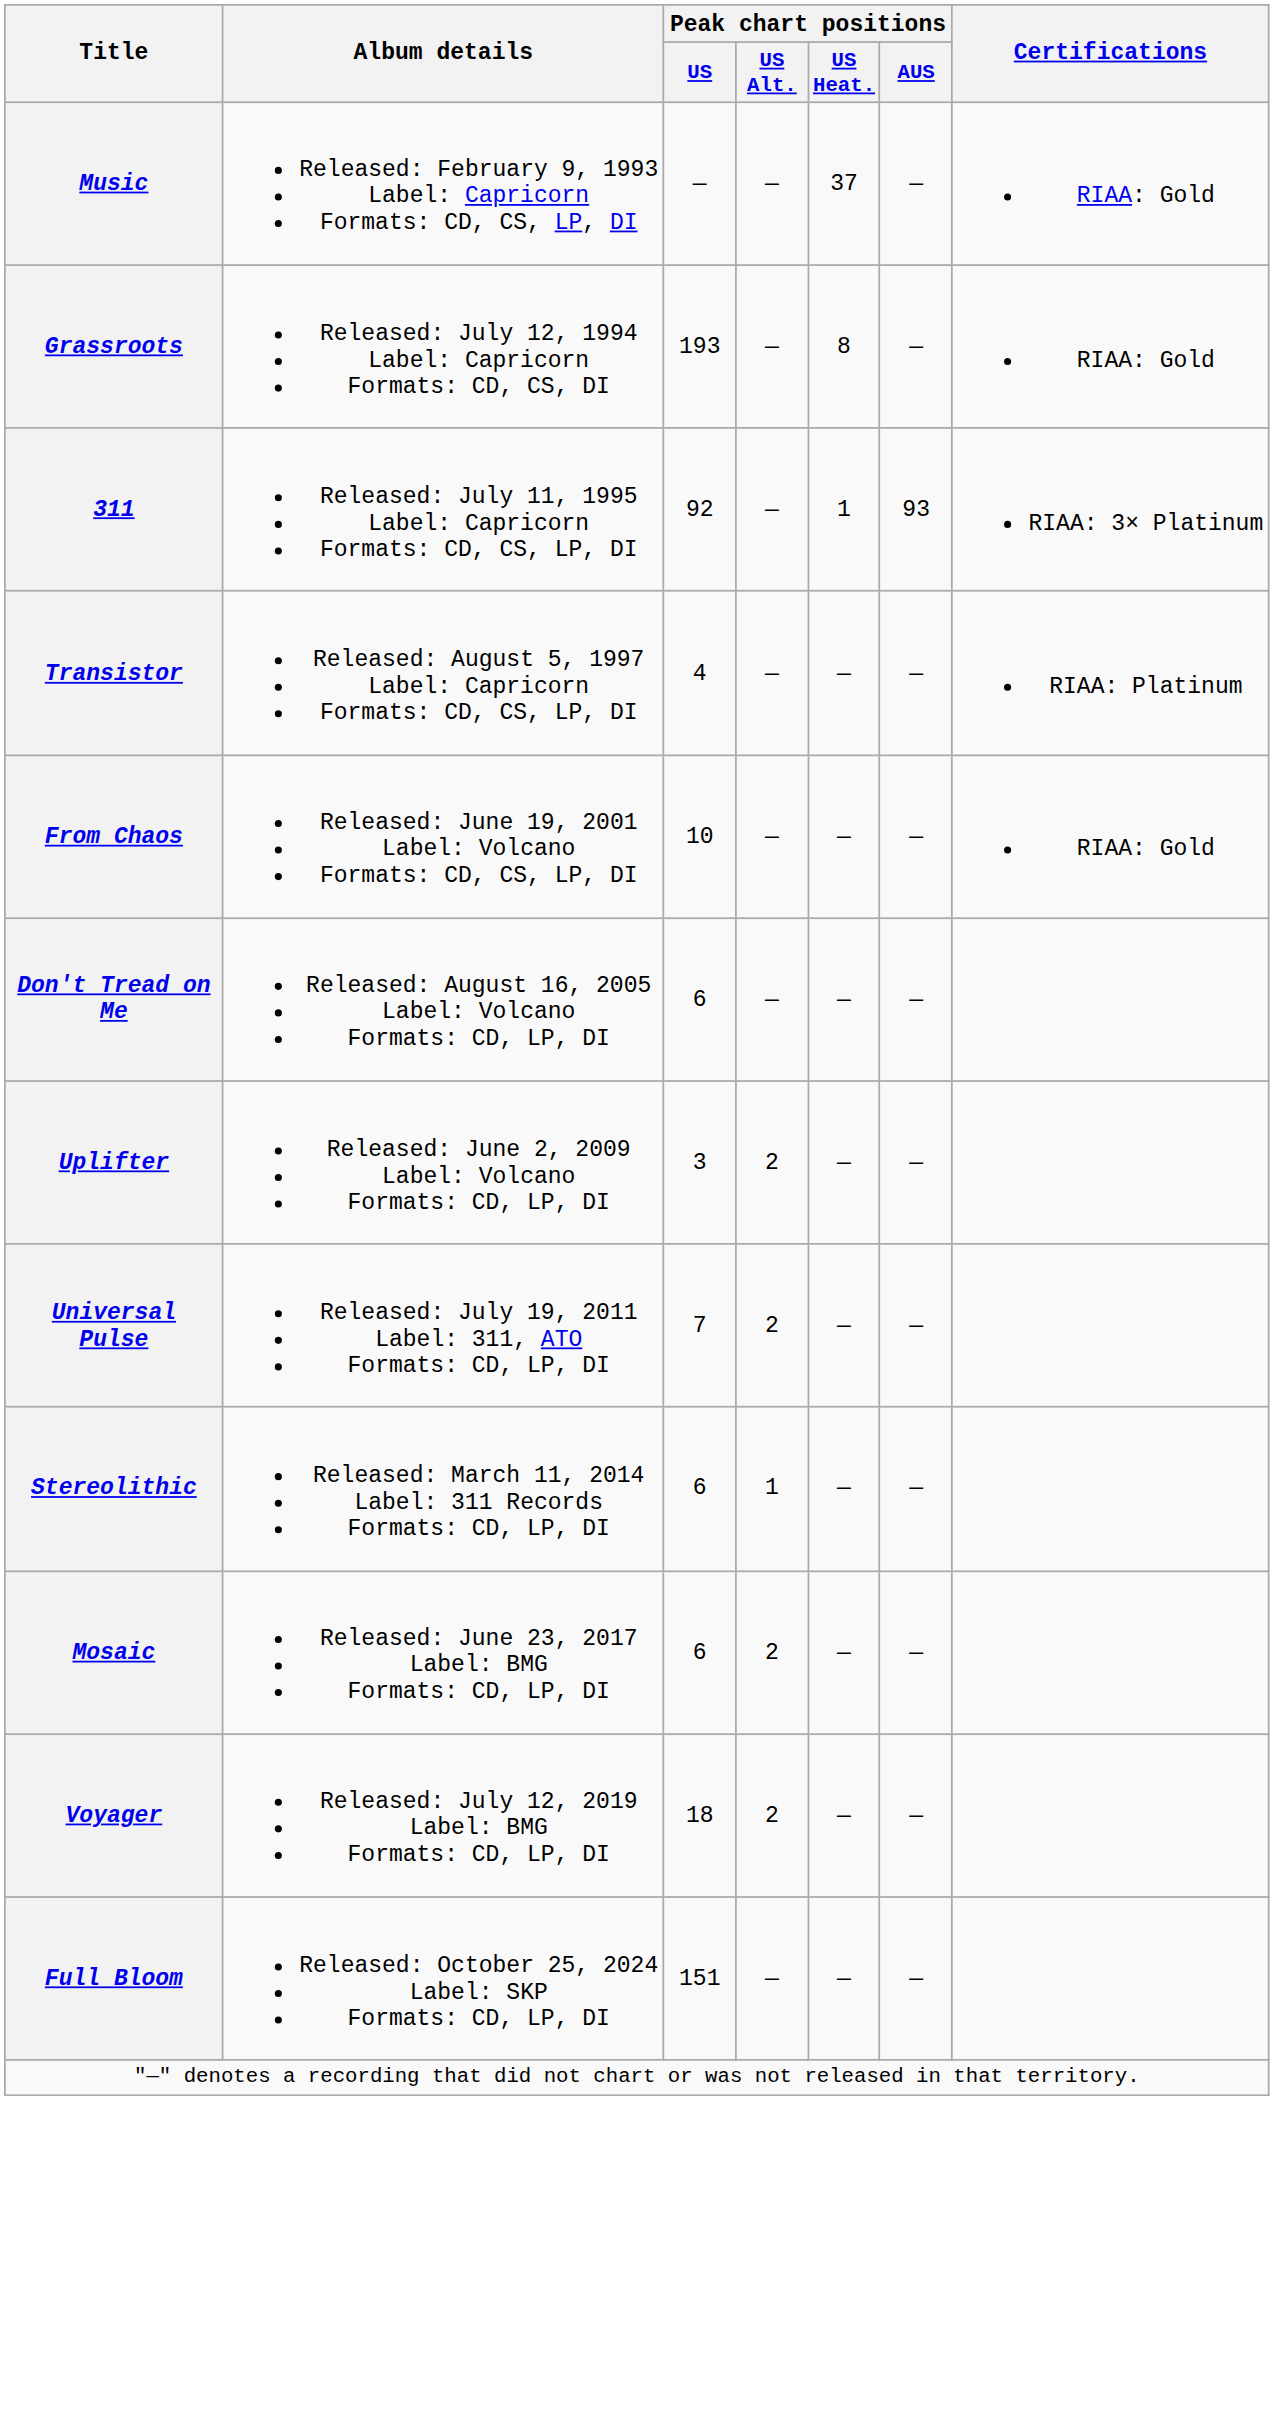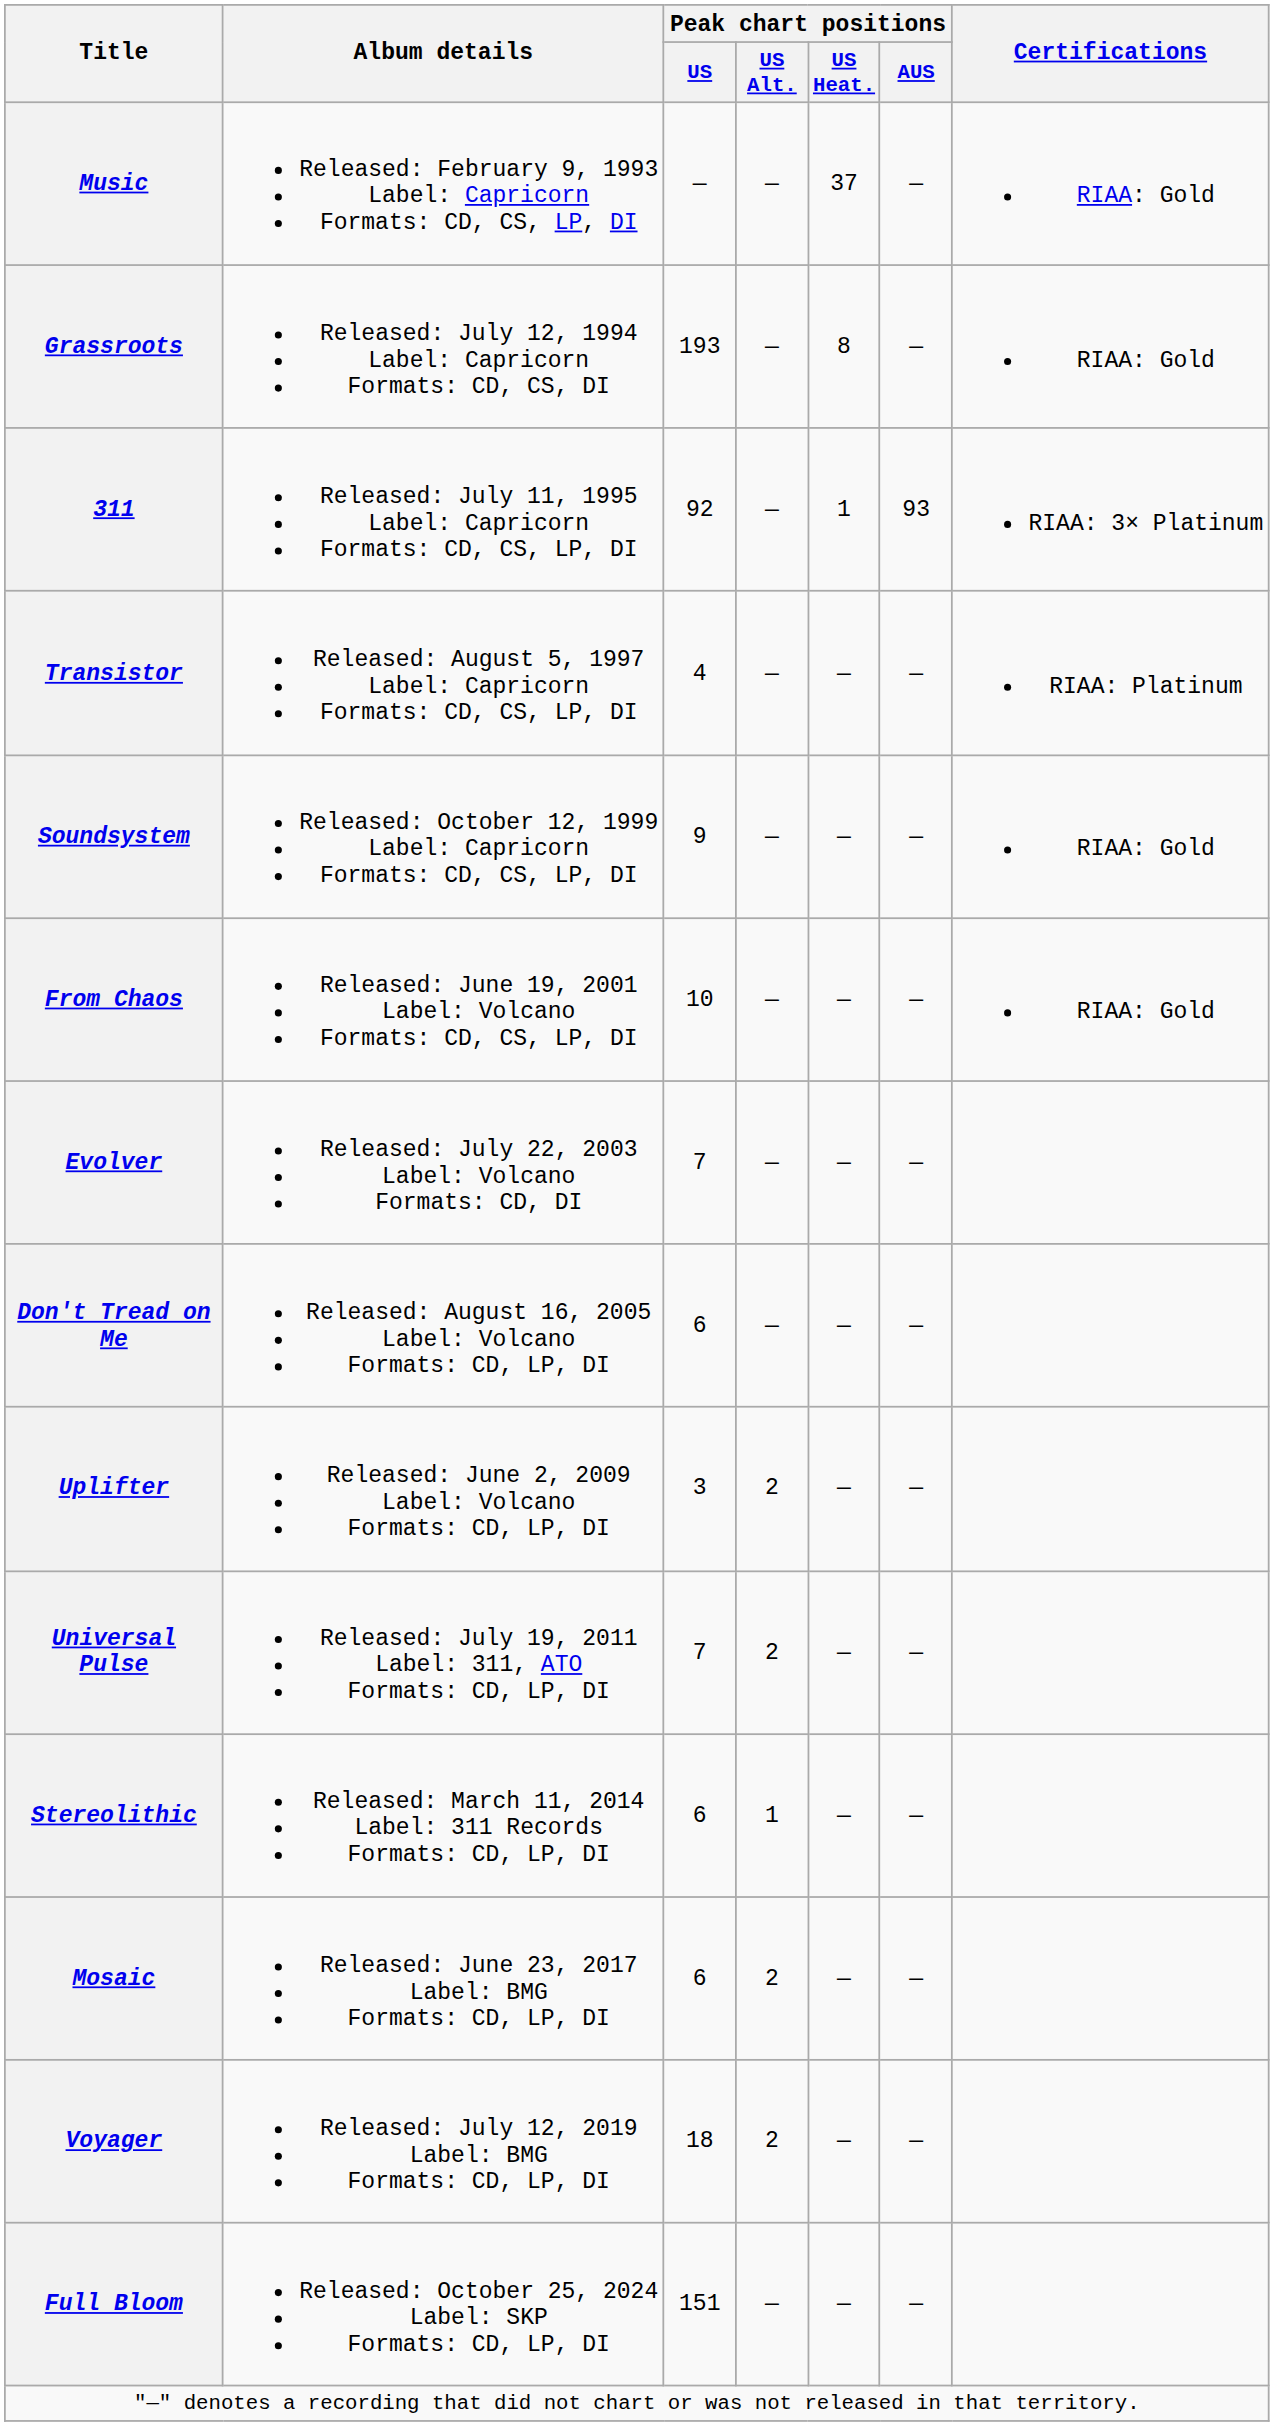+ row: (114, 836)
+ row: (114, 1163)
